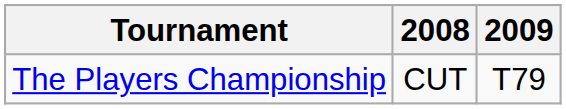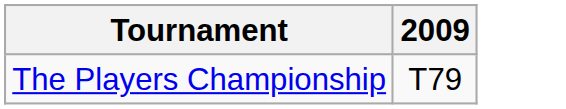- column: (435, 30)
